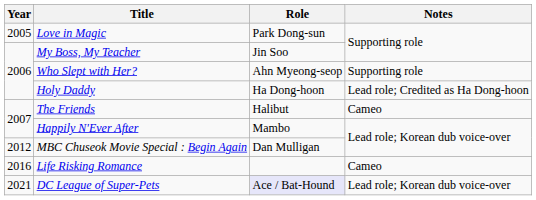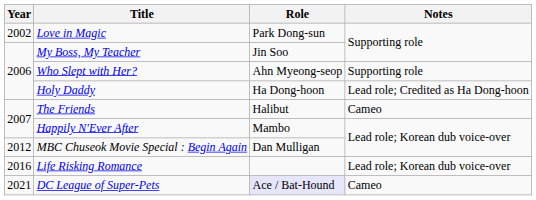(19, 33) 2005 -> (19, 33) 2002
(365, 166) Cameo -> (429, 166) Lead role; Korean dub voice-over
(429, 185) Lead role; Korean dub voice-over -> (365, 185) Cameo
